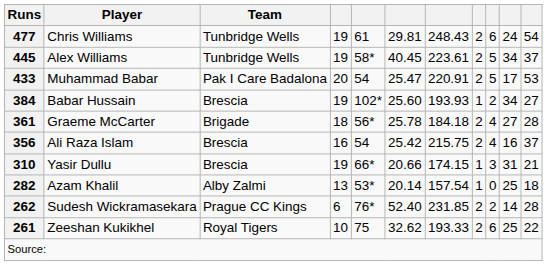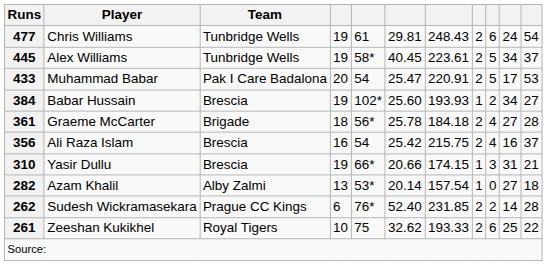(510, 185) 25 -> (510, 185) 27
